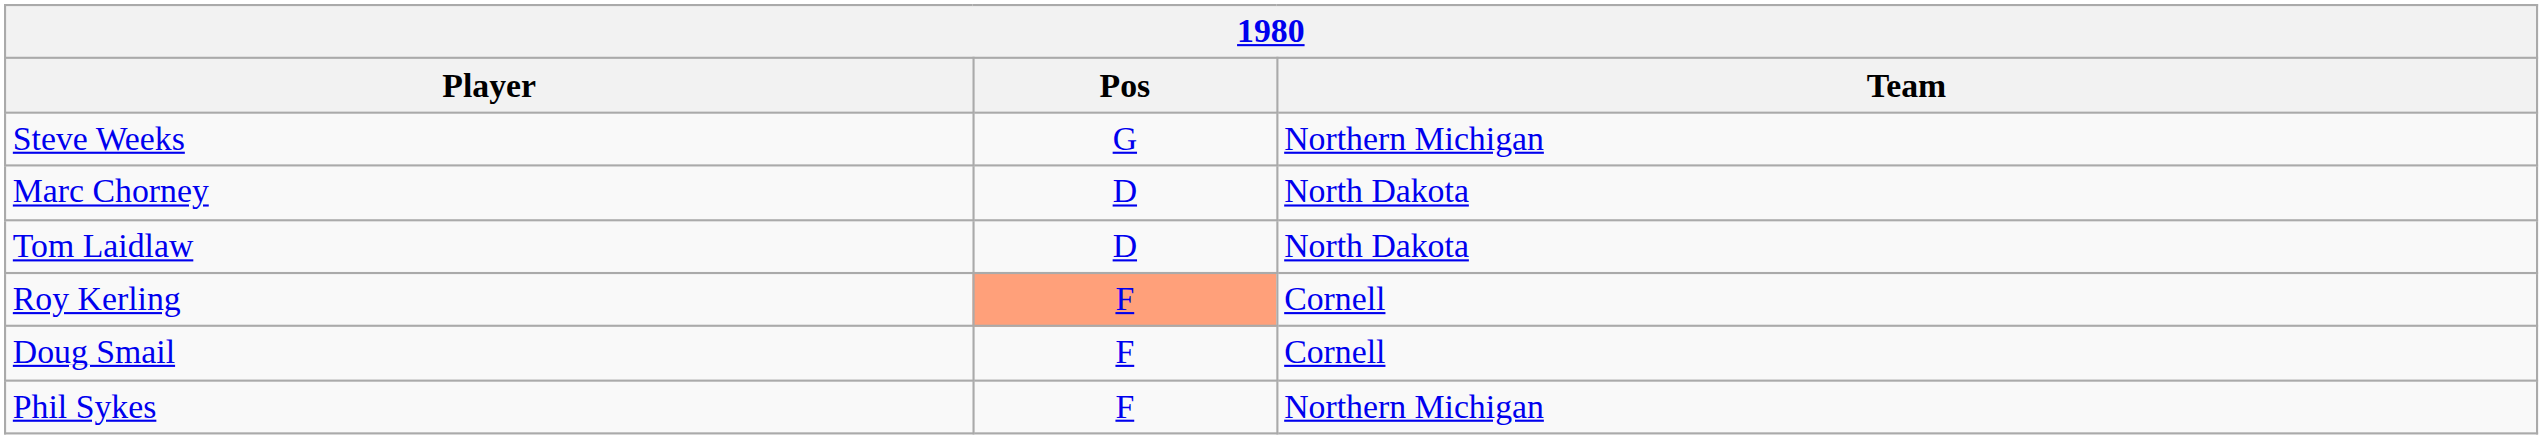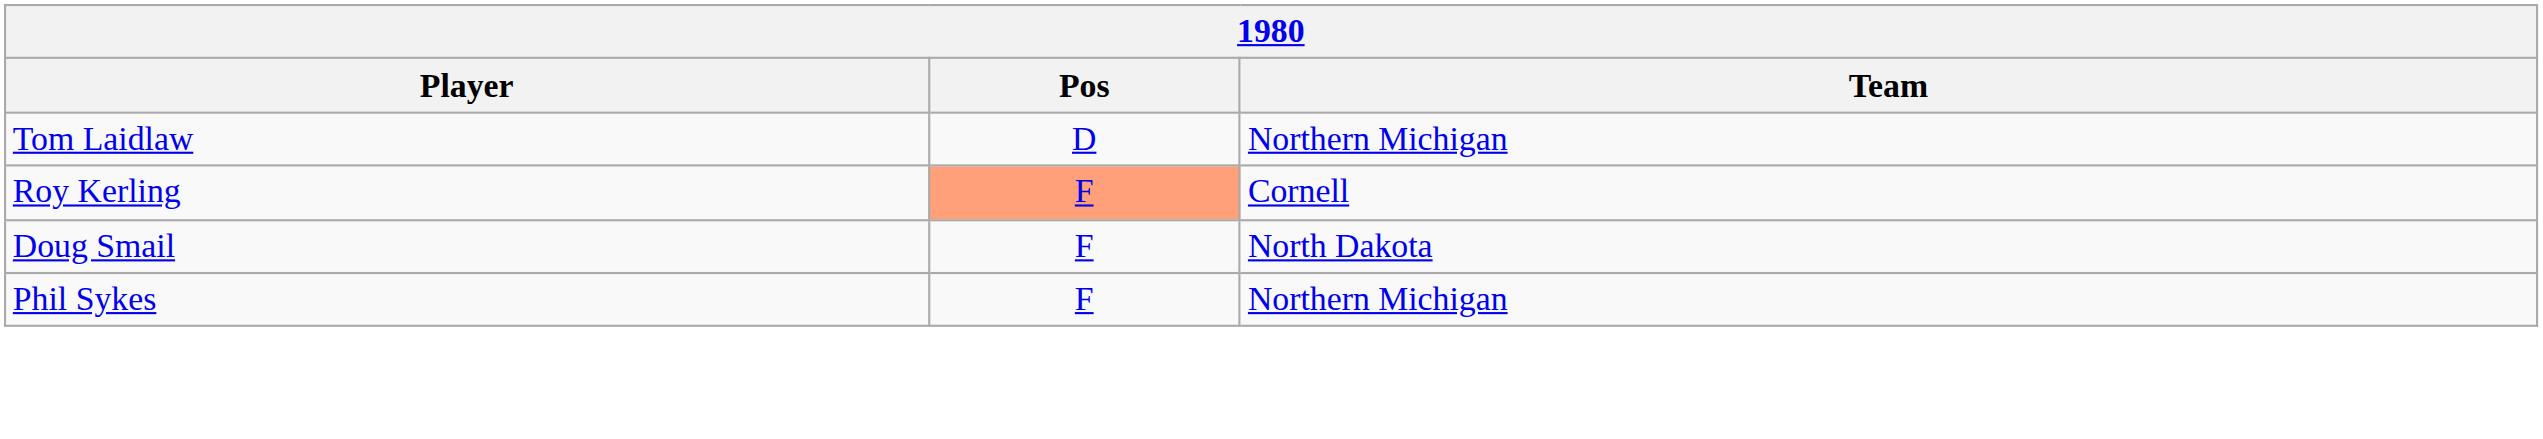- row: (99, 138)
- row: (111, 191)
(1377, 245) North Dakota -> (1378, 138) Northern Michigan
(1335, 352) Cornell -> (1340, 245) North Dakota
